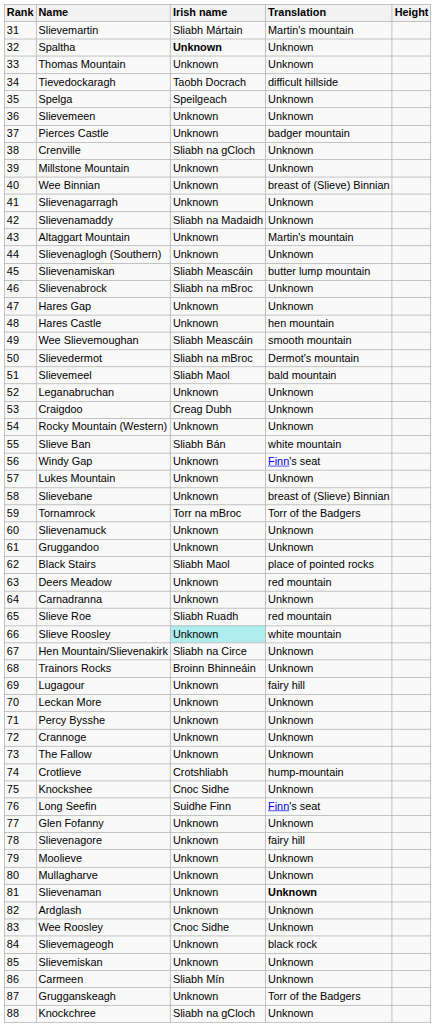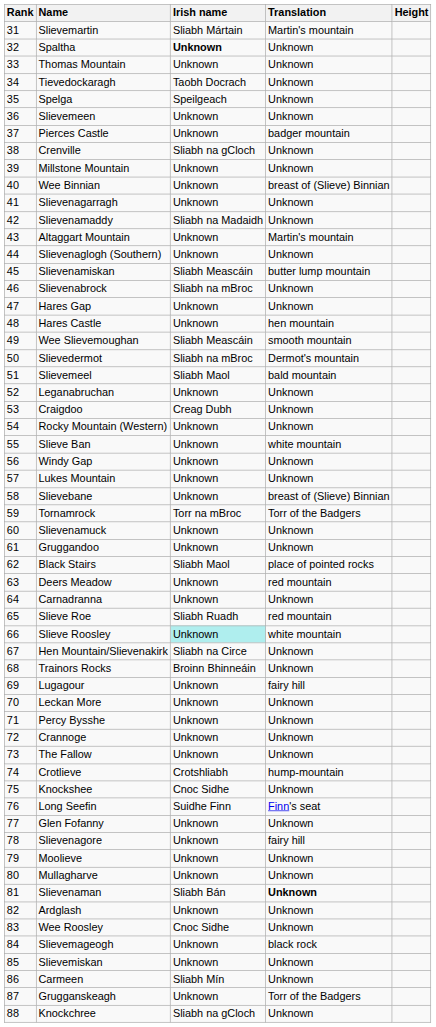(303, 82) difficult hillside -> (291, 82) Unknown
(199, 444) Sliabh Bán -> (196, 444) Unknown
(294, 461) Finn's seat -> (291, 461) Unknown
(196, 893) Unknown -> (199, 893) Sliabh Bán
